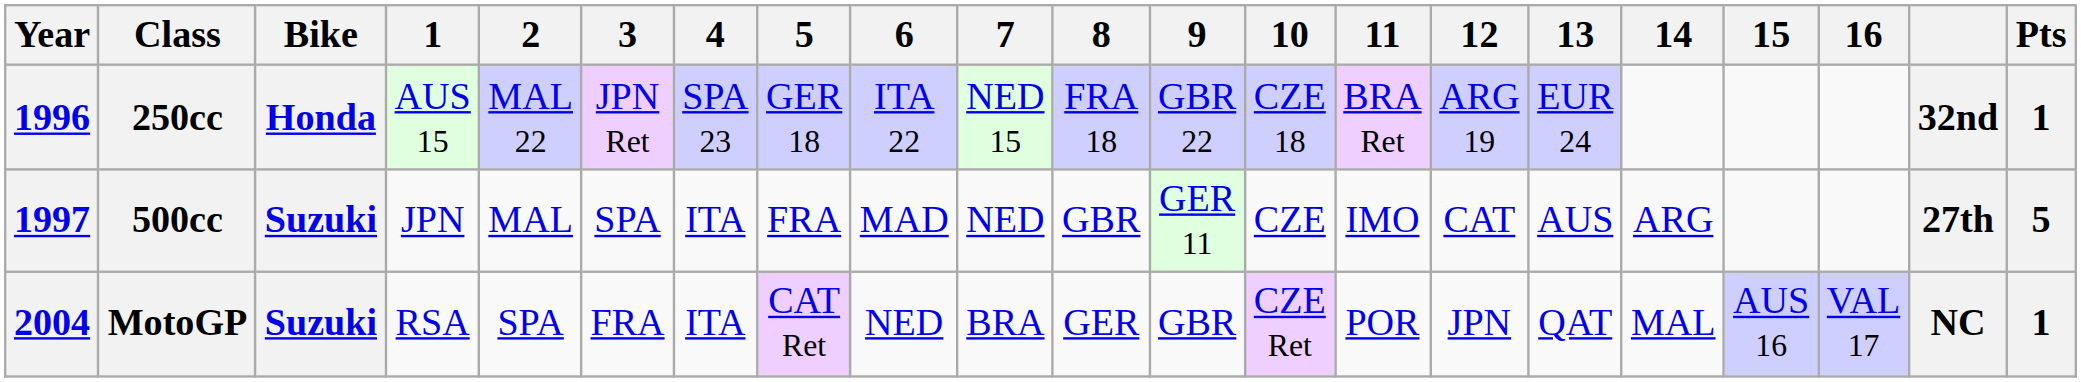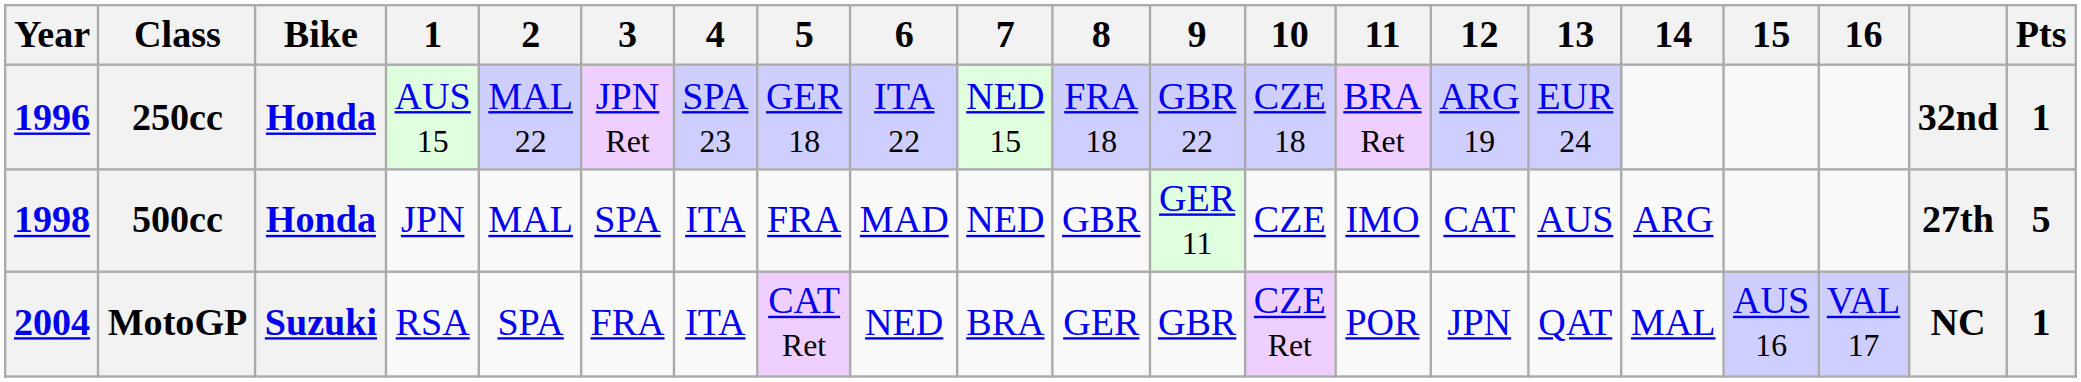(52, 219) 1997 -> (52, 219) 1998
(321, 219) Suzuki -> (321, 219) Honda
